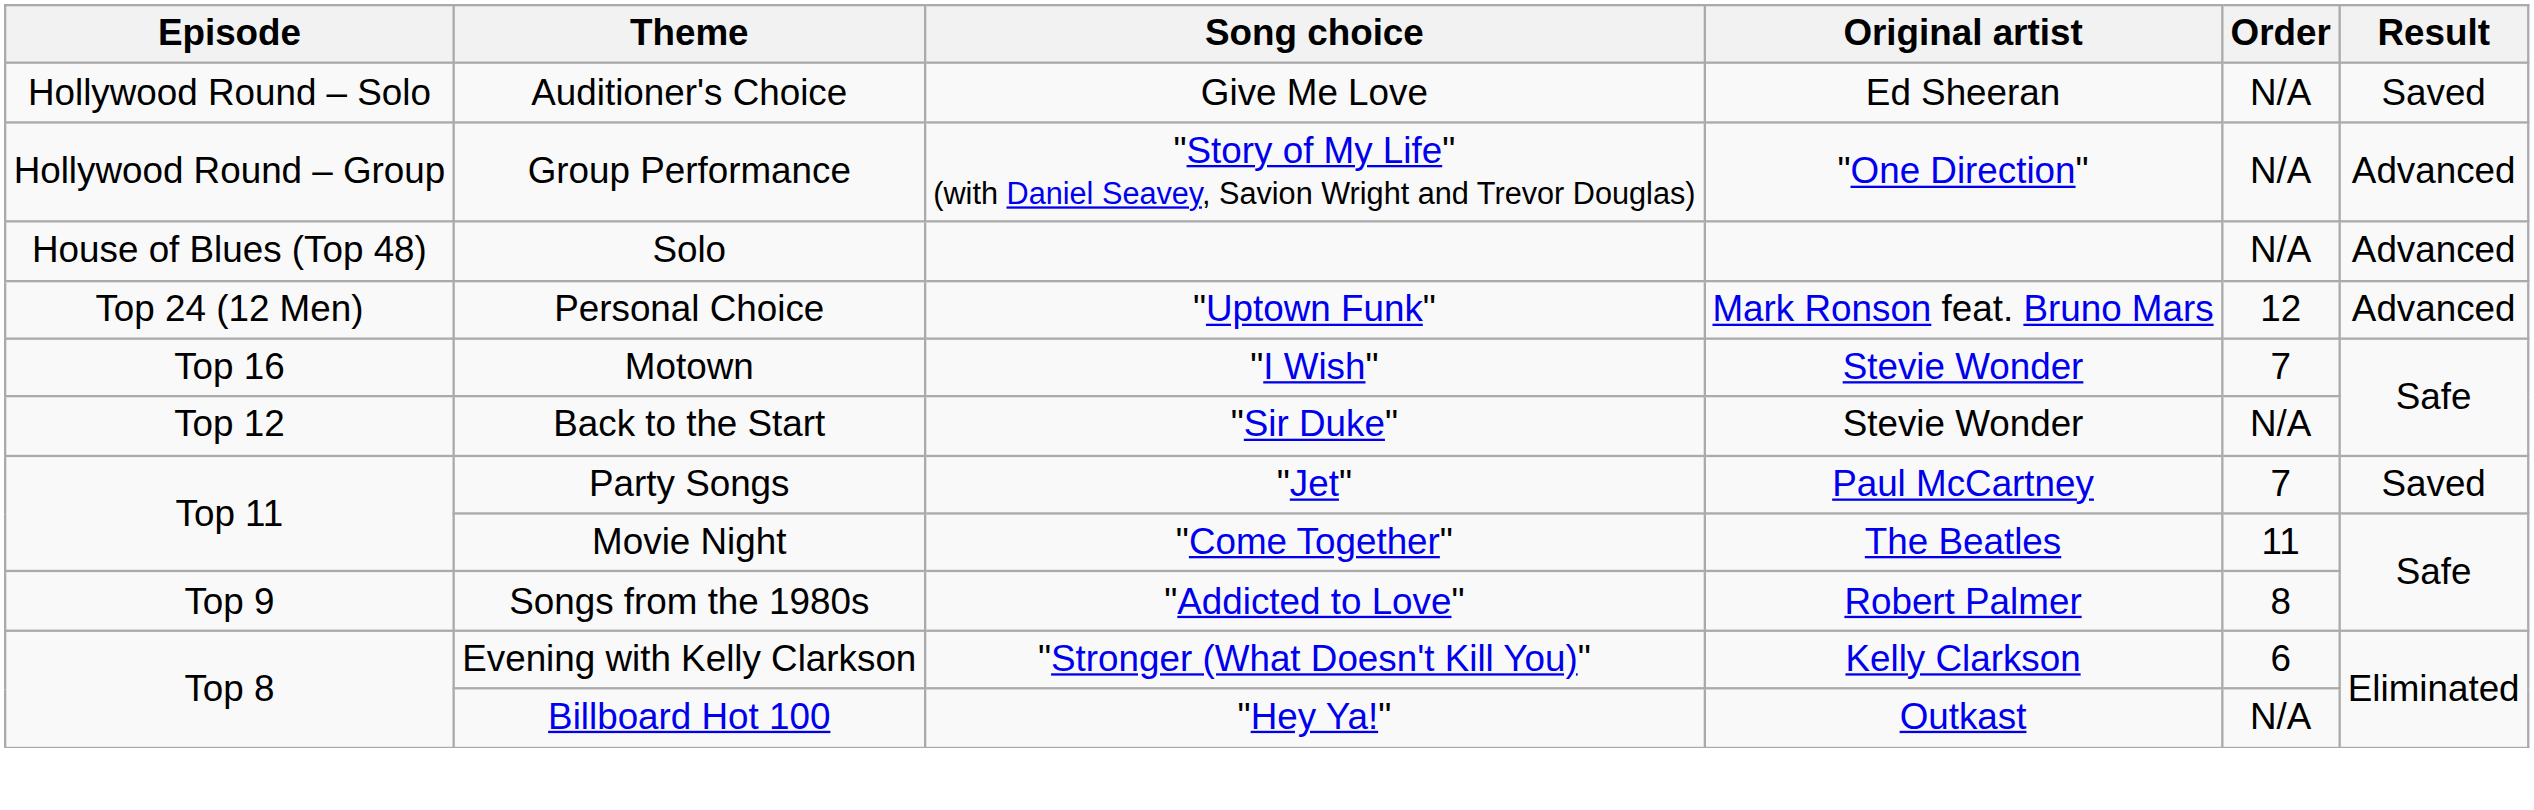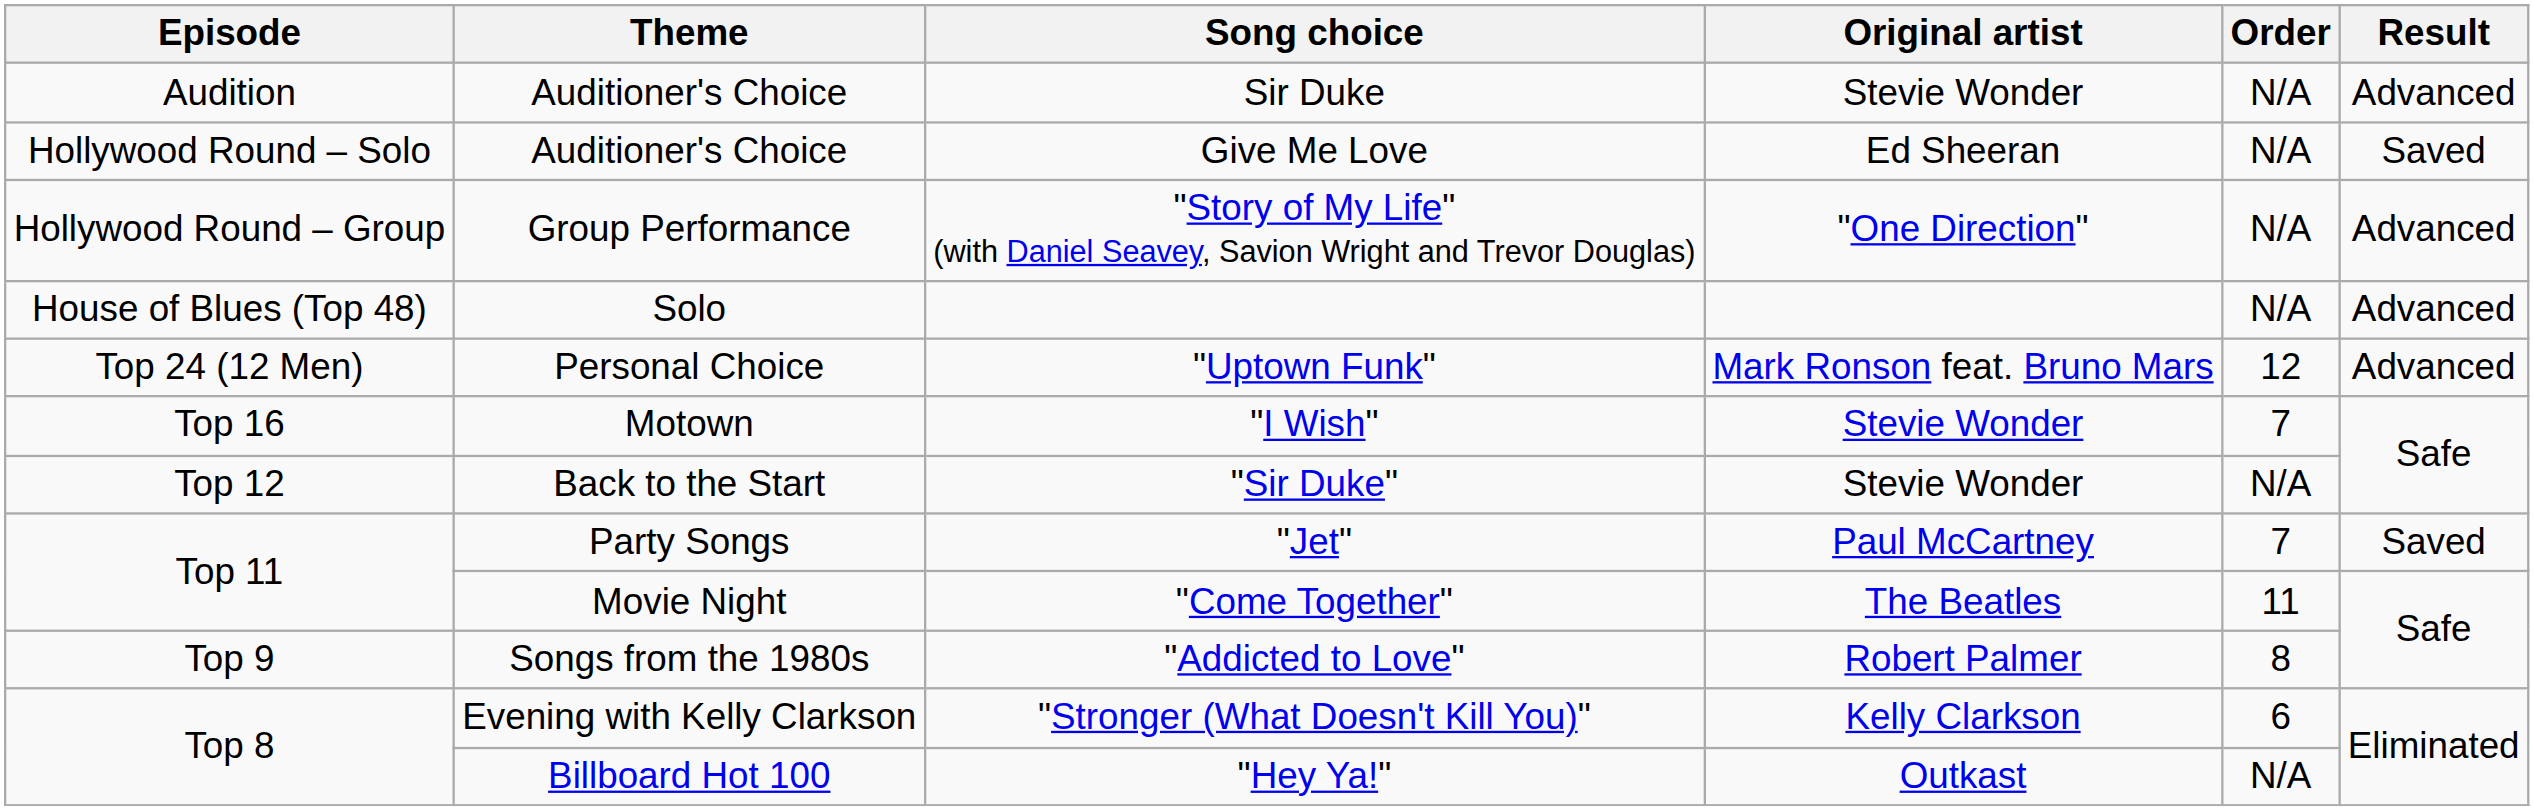+ row: (689, 92)
